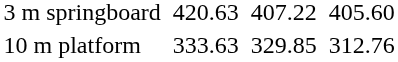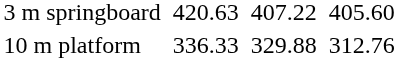(206, 44) 333.63 -> (206, 44) 336.33
(284, 44) 329.85 -> (284, 44) 329.88
